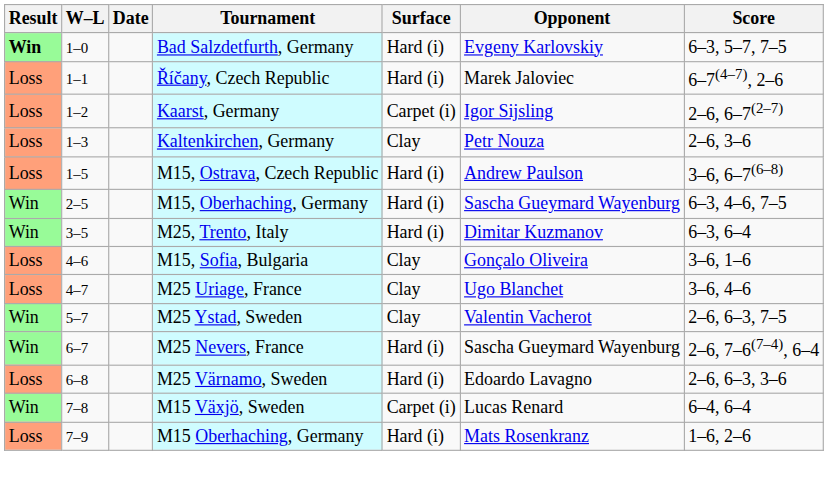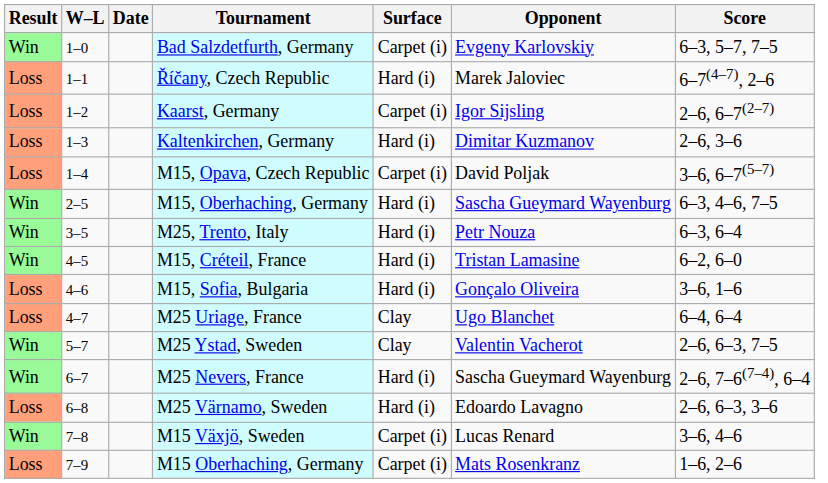(25, 47) bold -> (24, 47) normal
(415, 47) Hard (i) -> (412, 47) Carpet (i)
(404, 142) Clay -> (406, 142) Hard (i)
(504, 142) Petr Nouza -> (525, 142) Dimitar Kuzmanov
+ row: (263, 172)
- row: (268, 172)
(533, 232) Dimitar Kuzmanov -> (495, 232) Petr Nouza
+ row: (232, 260)
(404, 260) Clay -> (406, 289) Hard (i)
(720, 289) 3–6, 4–6 -> (711, 317) 6–4, 6–4
(720, 407) 6–4, 6–4 -> (711, 435) 3–6, 4–6
(415, 435) Hard (i) -> (412, 464) Carpet (i)
